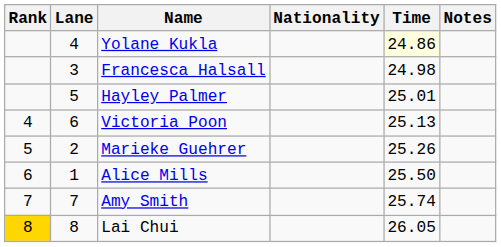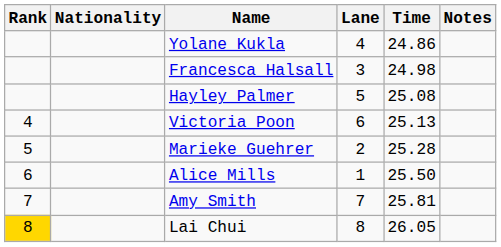columns swapped: (74, 18) <-> (327, 18)
(412, 44) lightyellow background -> (412, 44) no background
(412, 97) 25.01 -> (412, 97) 25.08
(412, 149) 25.26 -> (412, 149) 25.28
(412, 202) 25.74 -> (412, 202) 25.81
